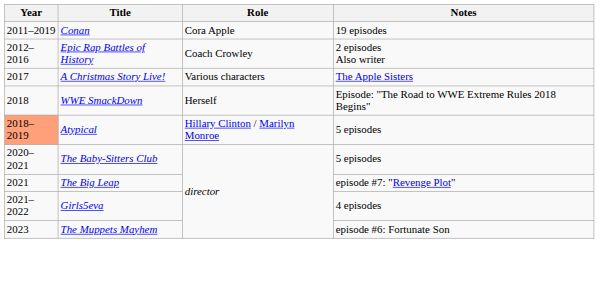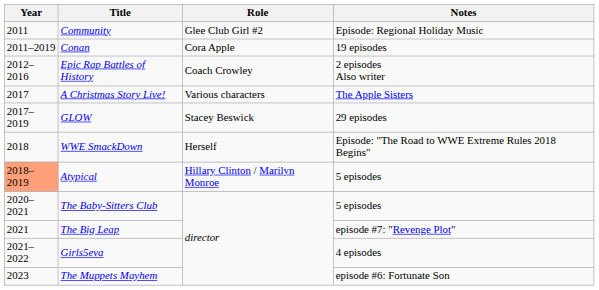+ row: (86, 30)
+ row: (76, 117)
